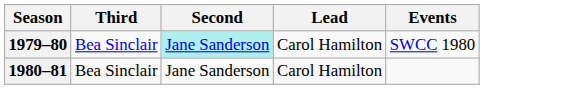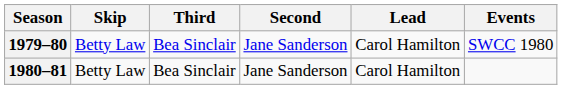+ column: (110, 17)
(217, 44) paleturquoise background -> (295, 44) no background
